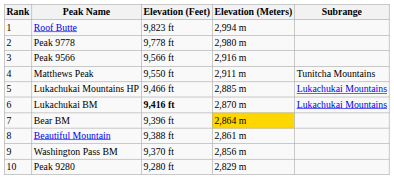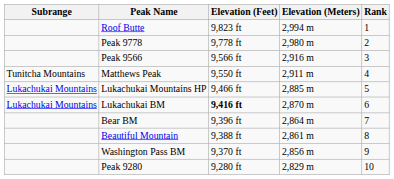columns swapped: (18, 12) <-> (342, 12)
(230, 120) gold background -> (298, 120) no background
